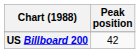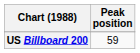(113, 40) 42 -> (113, 40) 59
